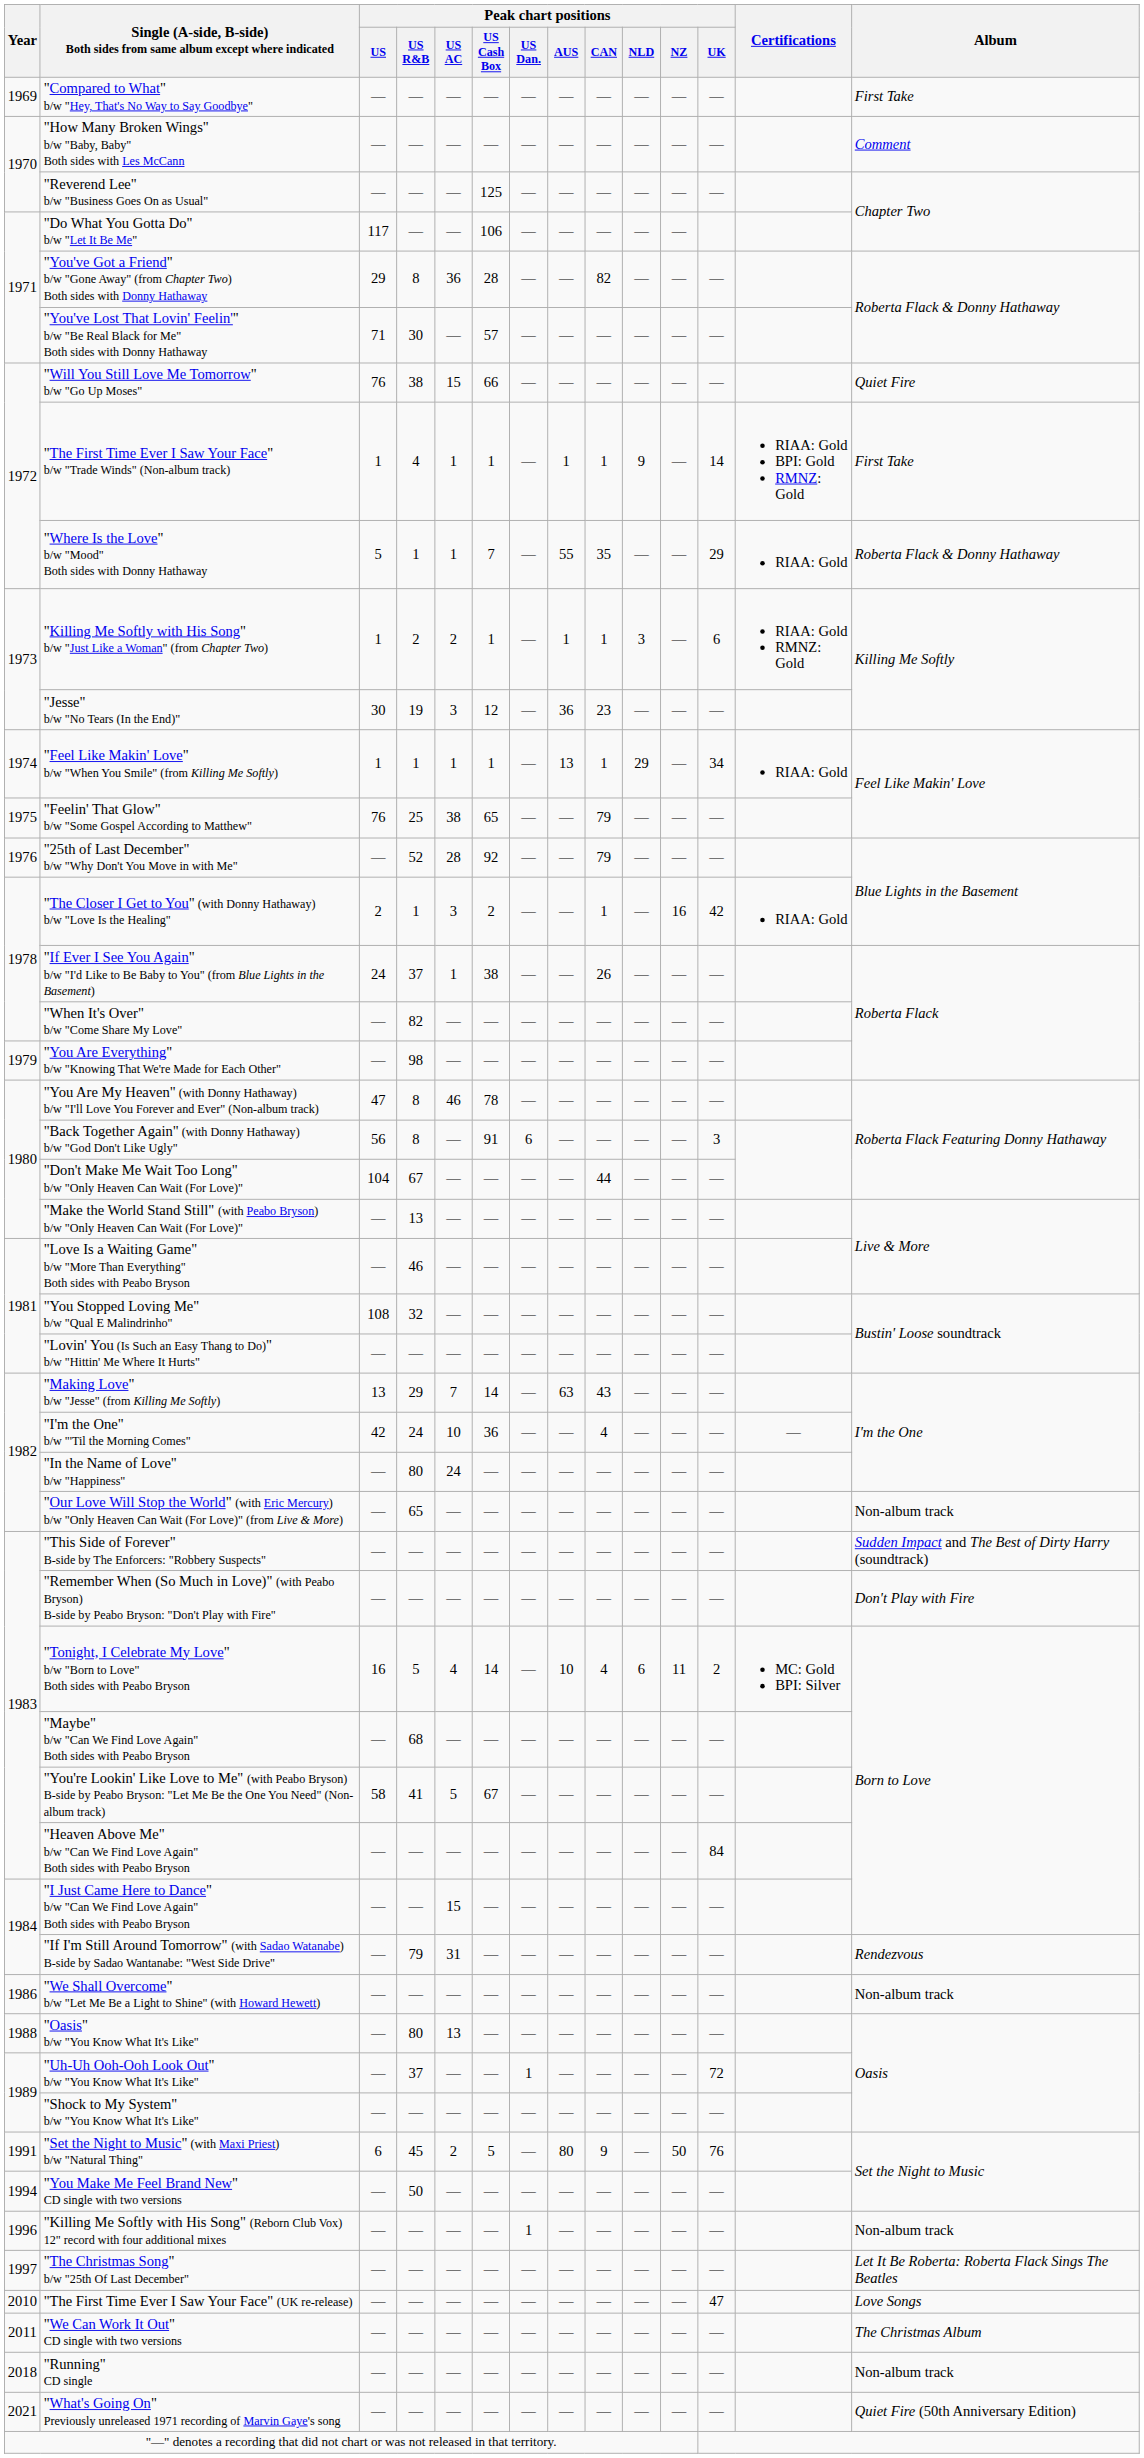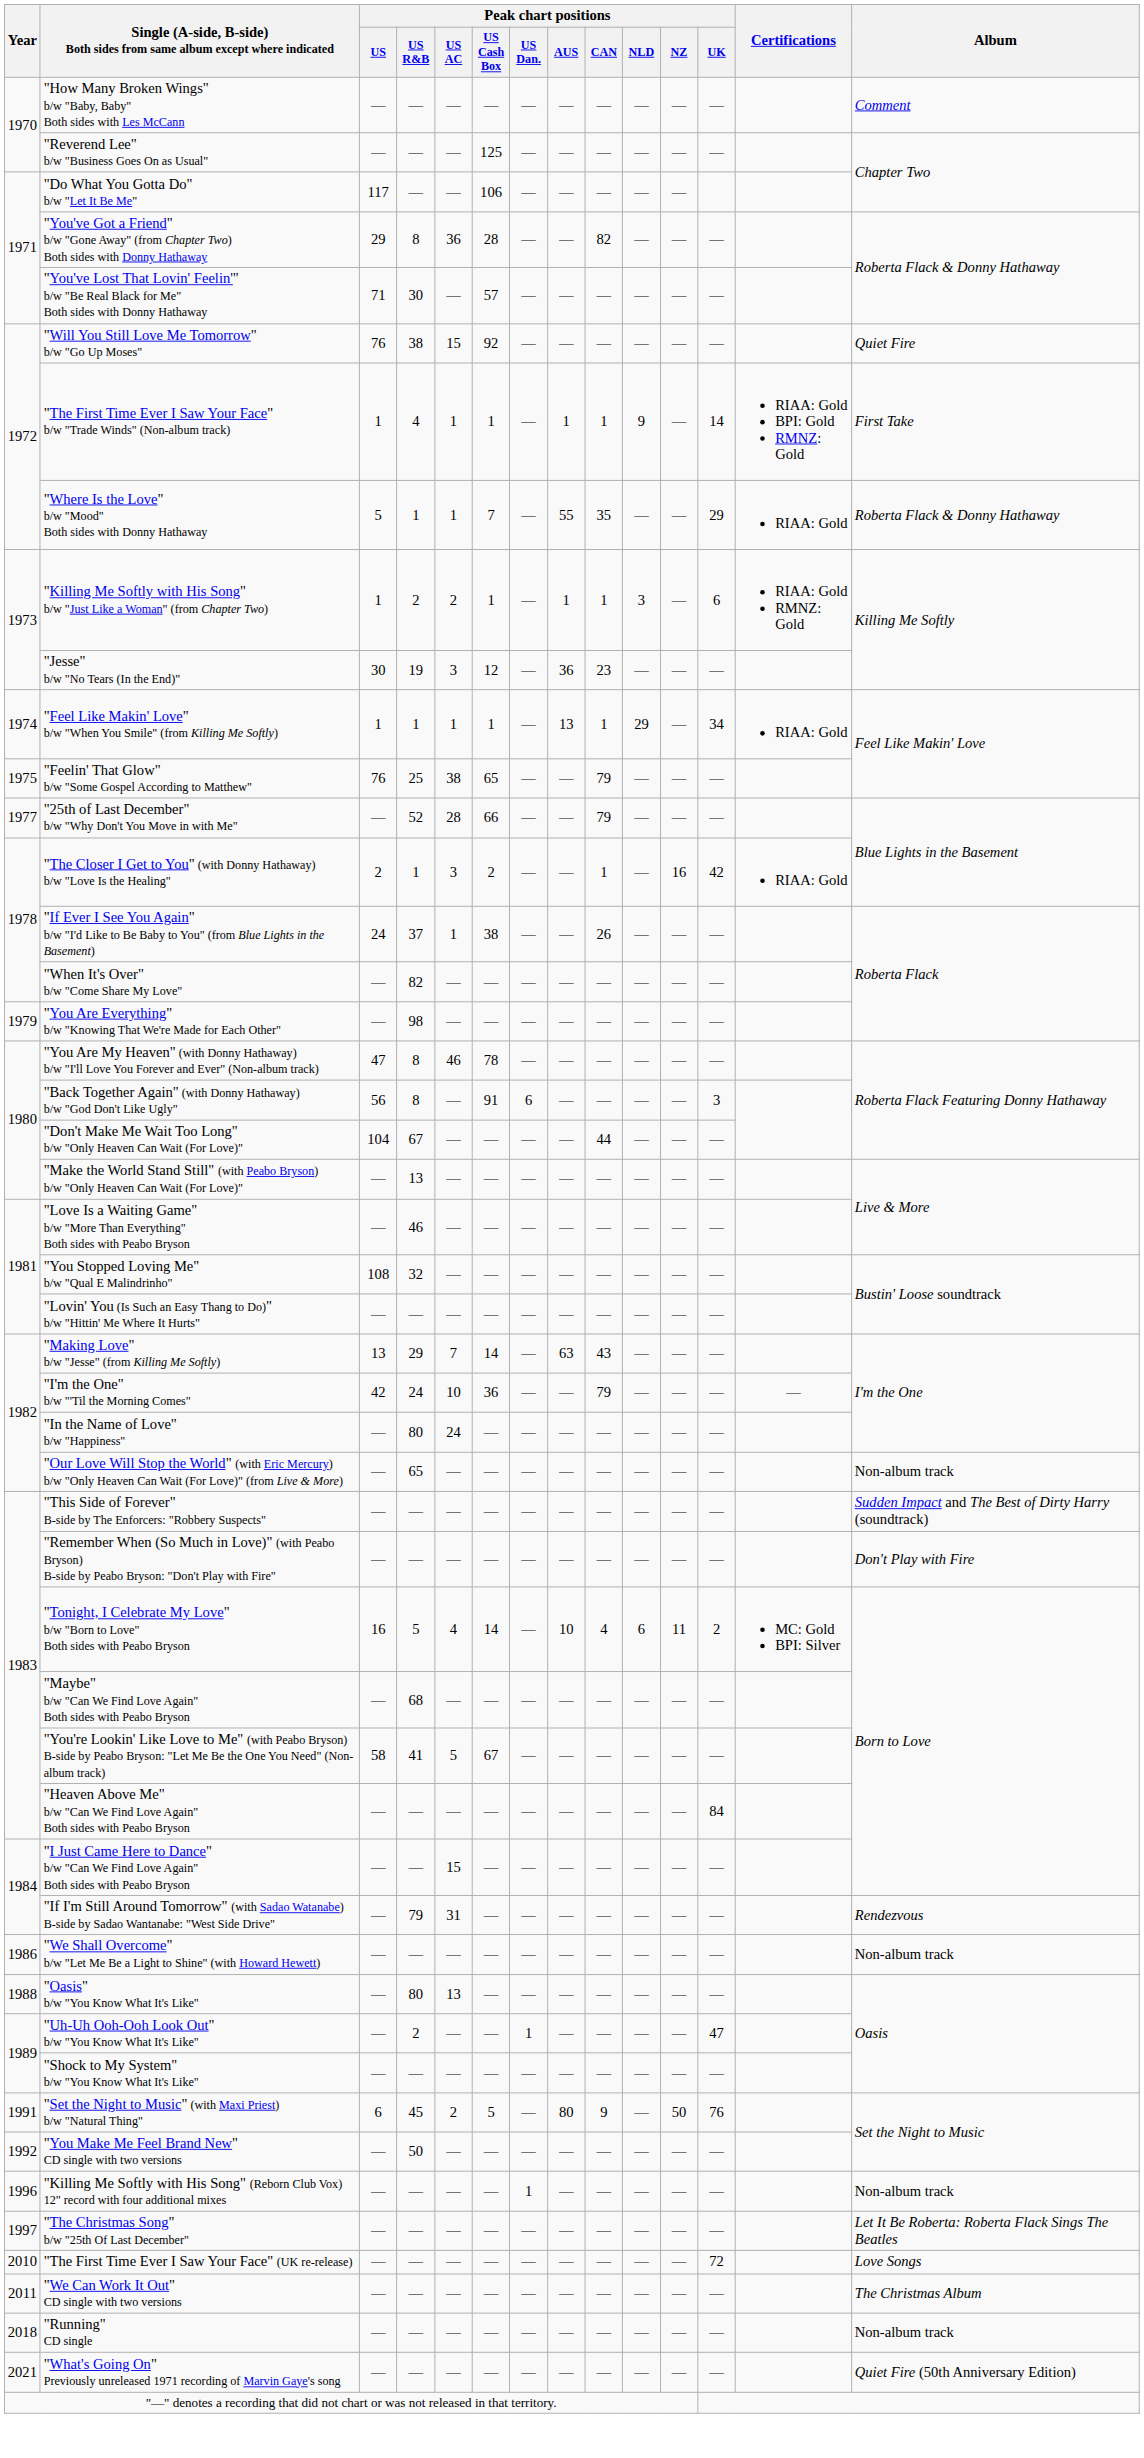- row: (148, 96)
(491, 382) 66 -> (491, 343) 92
(22, 857) 1976 -> (22, 817) 1977
(491, 857) 92 -> (491, 817) 66
(604, 1432) 4 -> (604, 1392) 79
(416, 2072) 37 -> (416, 2033) 2
(717, 2072) 72 -> (717, 2033) 47
(22, 2191) 1994 -> (22, 2151) 1992
(717, 2301) 47 -> (717, 2262) 72
